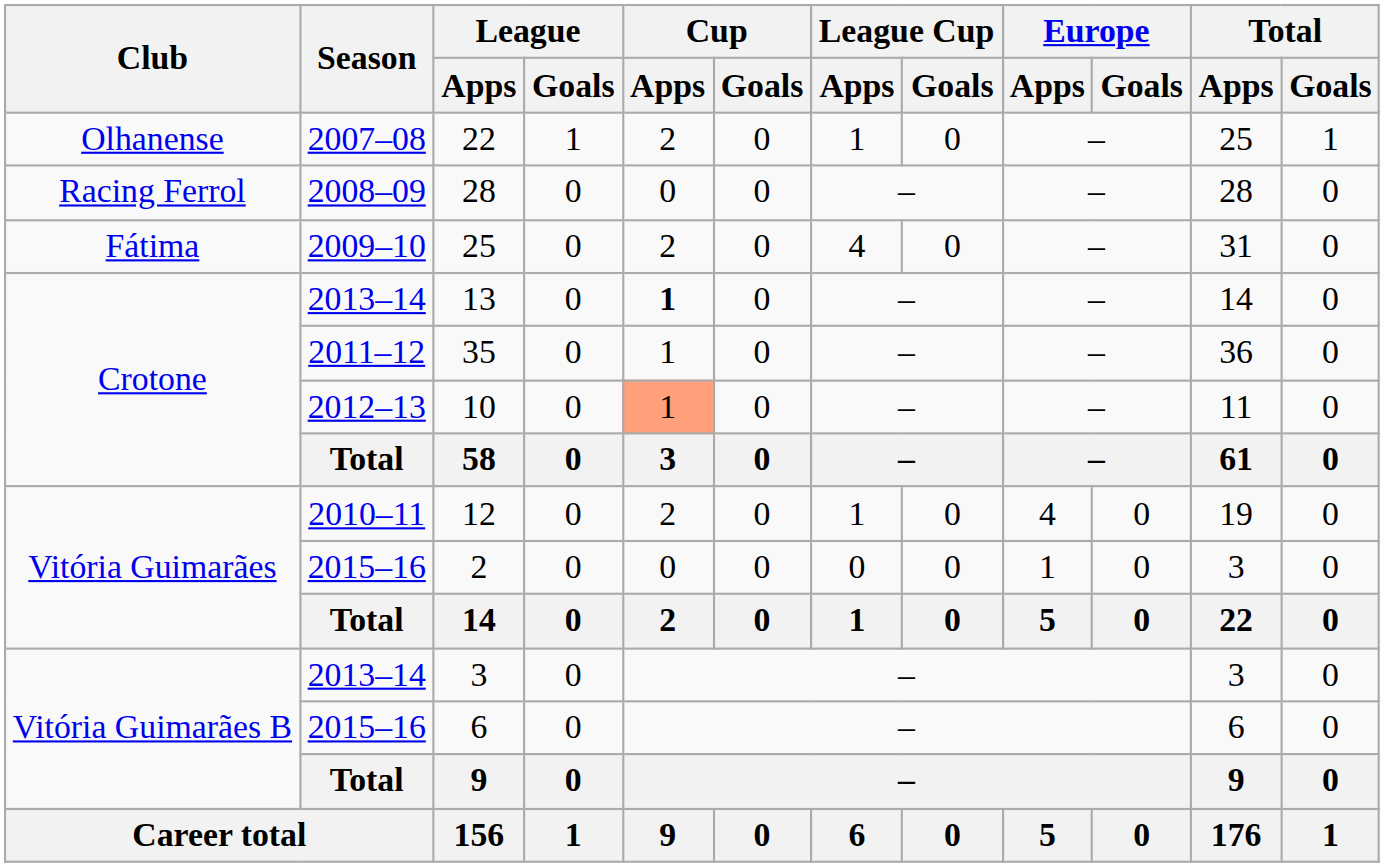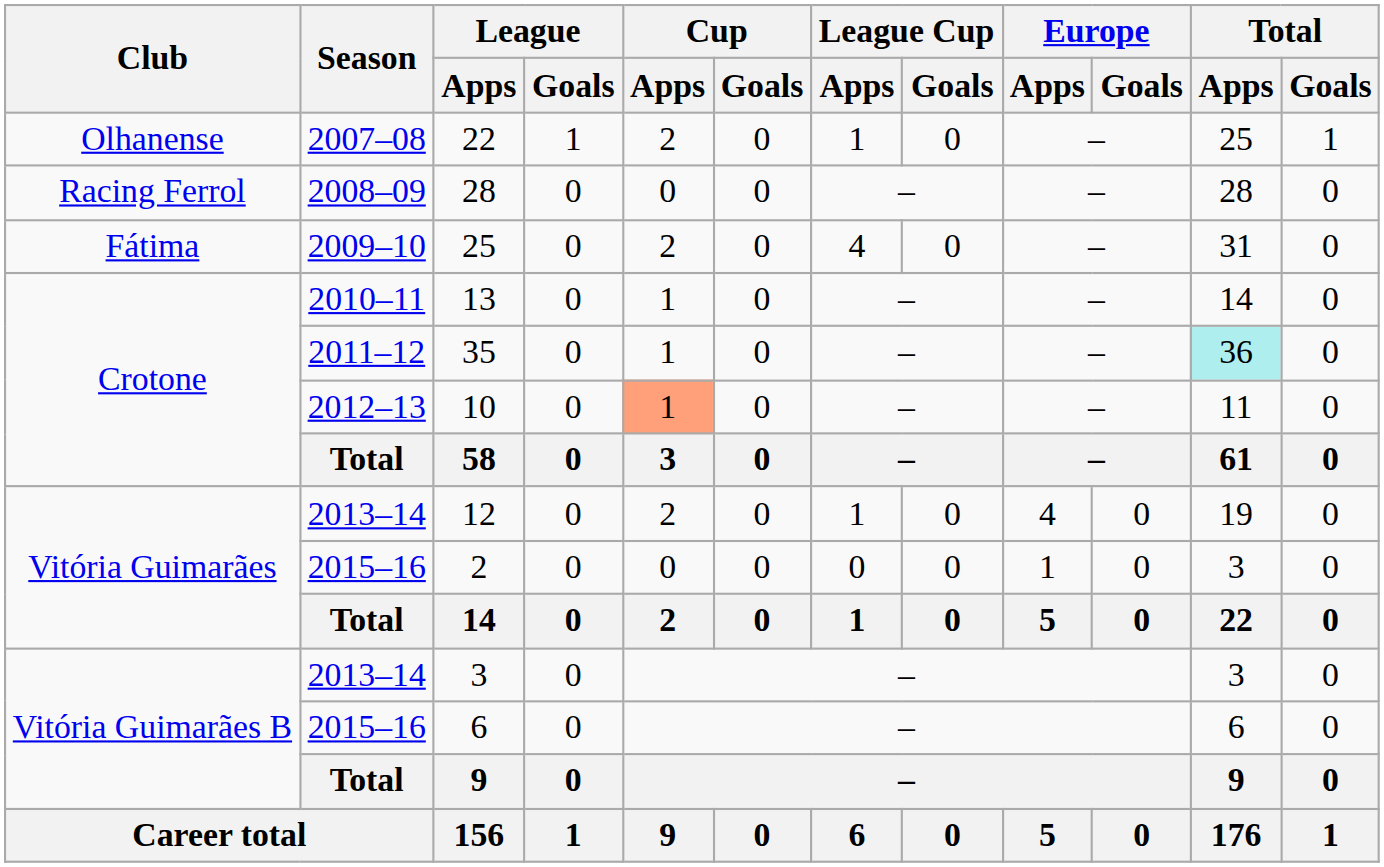(367, 298) 2013–14 -> (367, 298) 2010–11
(668, 298) bold -> (668, 298) normal
(1236, 352) no background -> (1236, 352) paleturquoise background
(367, 513) 2010–11 -> (367, 513) 2013–14
